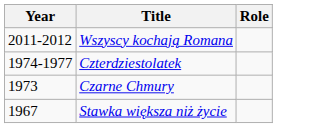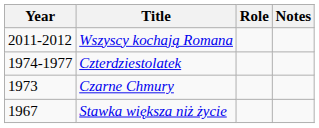+ column: (293, 16)
